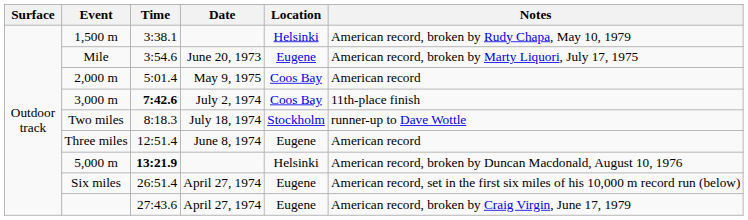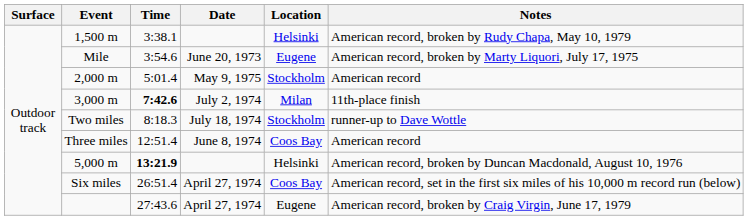(296, 78) Coos Bay -> (296, 78) Stockholm
(296, 99) Coos Bay -> (296, 99) Milan
(296, 141) Eugene -> (296, 141) Coos Bay
(296, 183) Eugene -> (296, 183) Coos Bay
